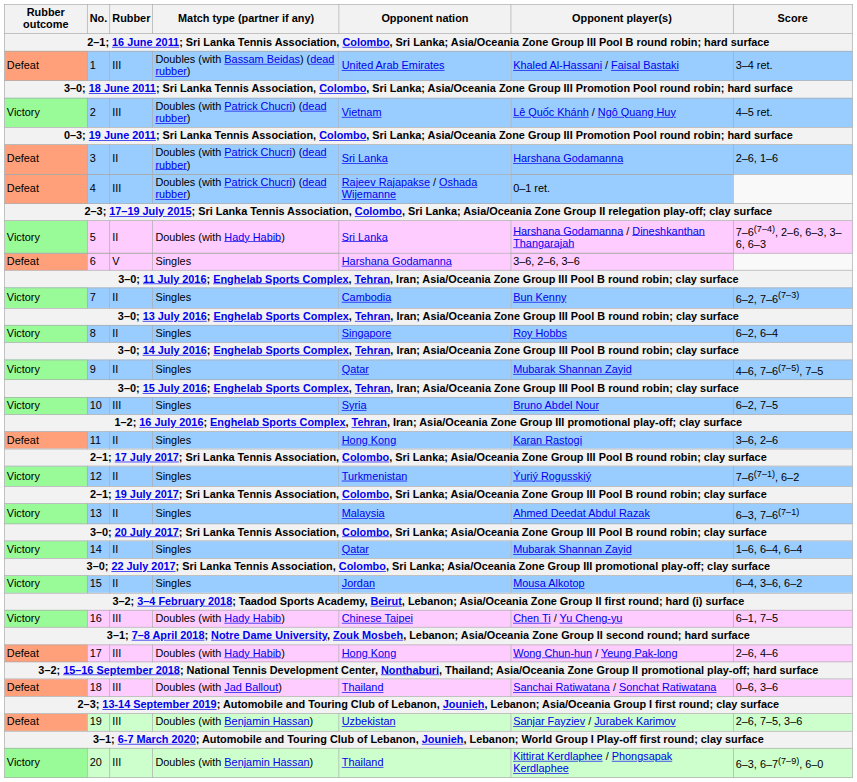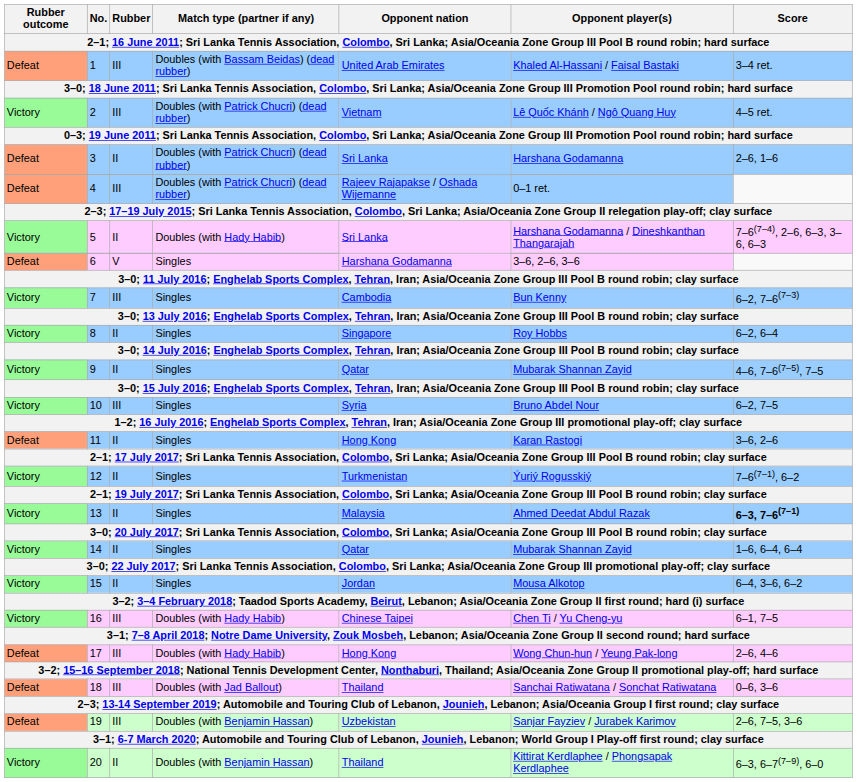(115, 298) II -> (117, 298) III
(767, 513) normal -> (767, 513) bold
(117, 763) III -> (115, 763) II
